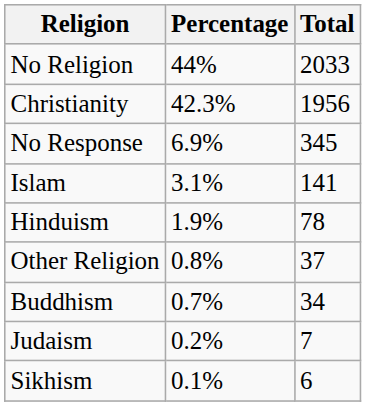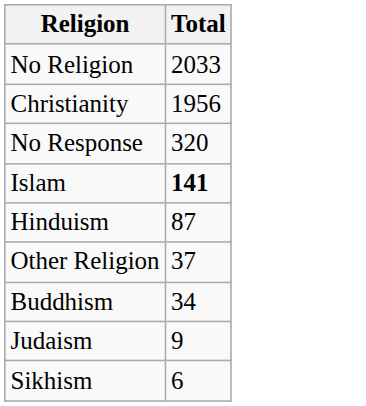- column: (230, 24)
(319, 143) 345 -> (190, 143) 320
(319, 182) normal -> (190, 182) bold
(312, 222) 78 -> (184, 222) 87
(306, 340) 7 -> (177, 340) 9
